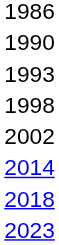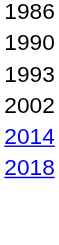- row: (30, 105)
- row: (30, 230)
